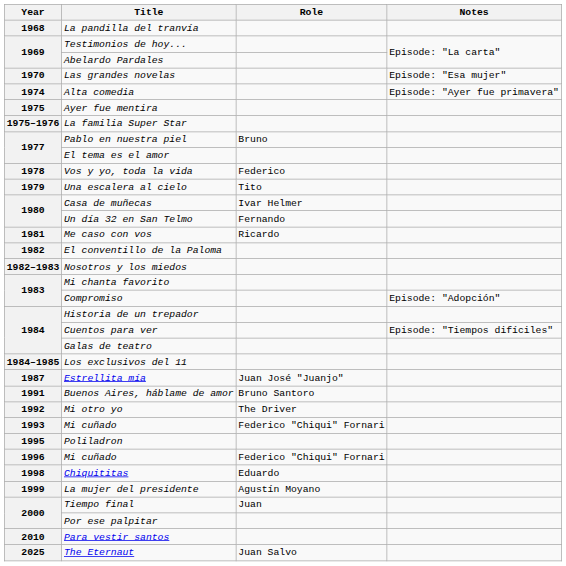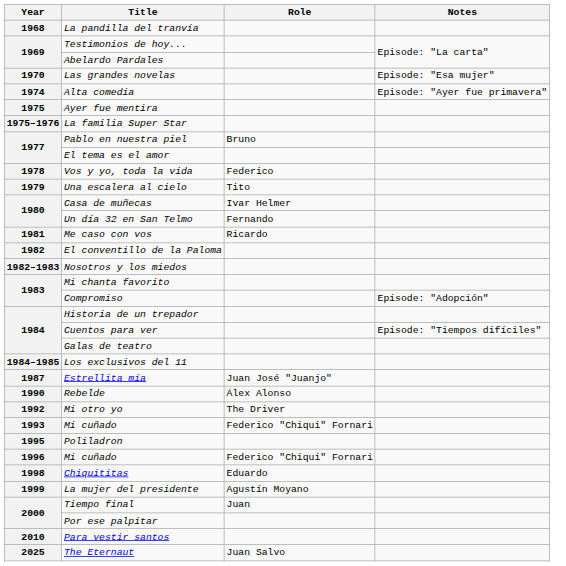+ row: (33, 394)
- row: (33, 394)
